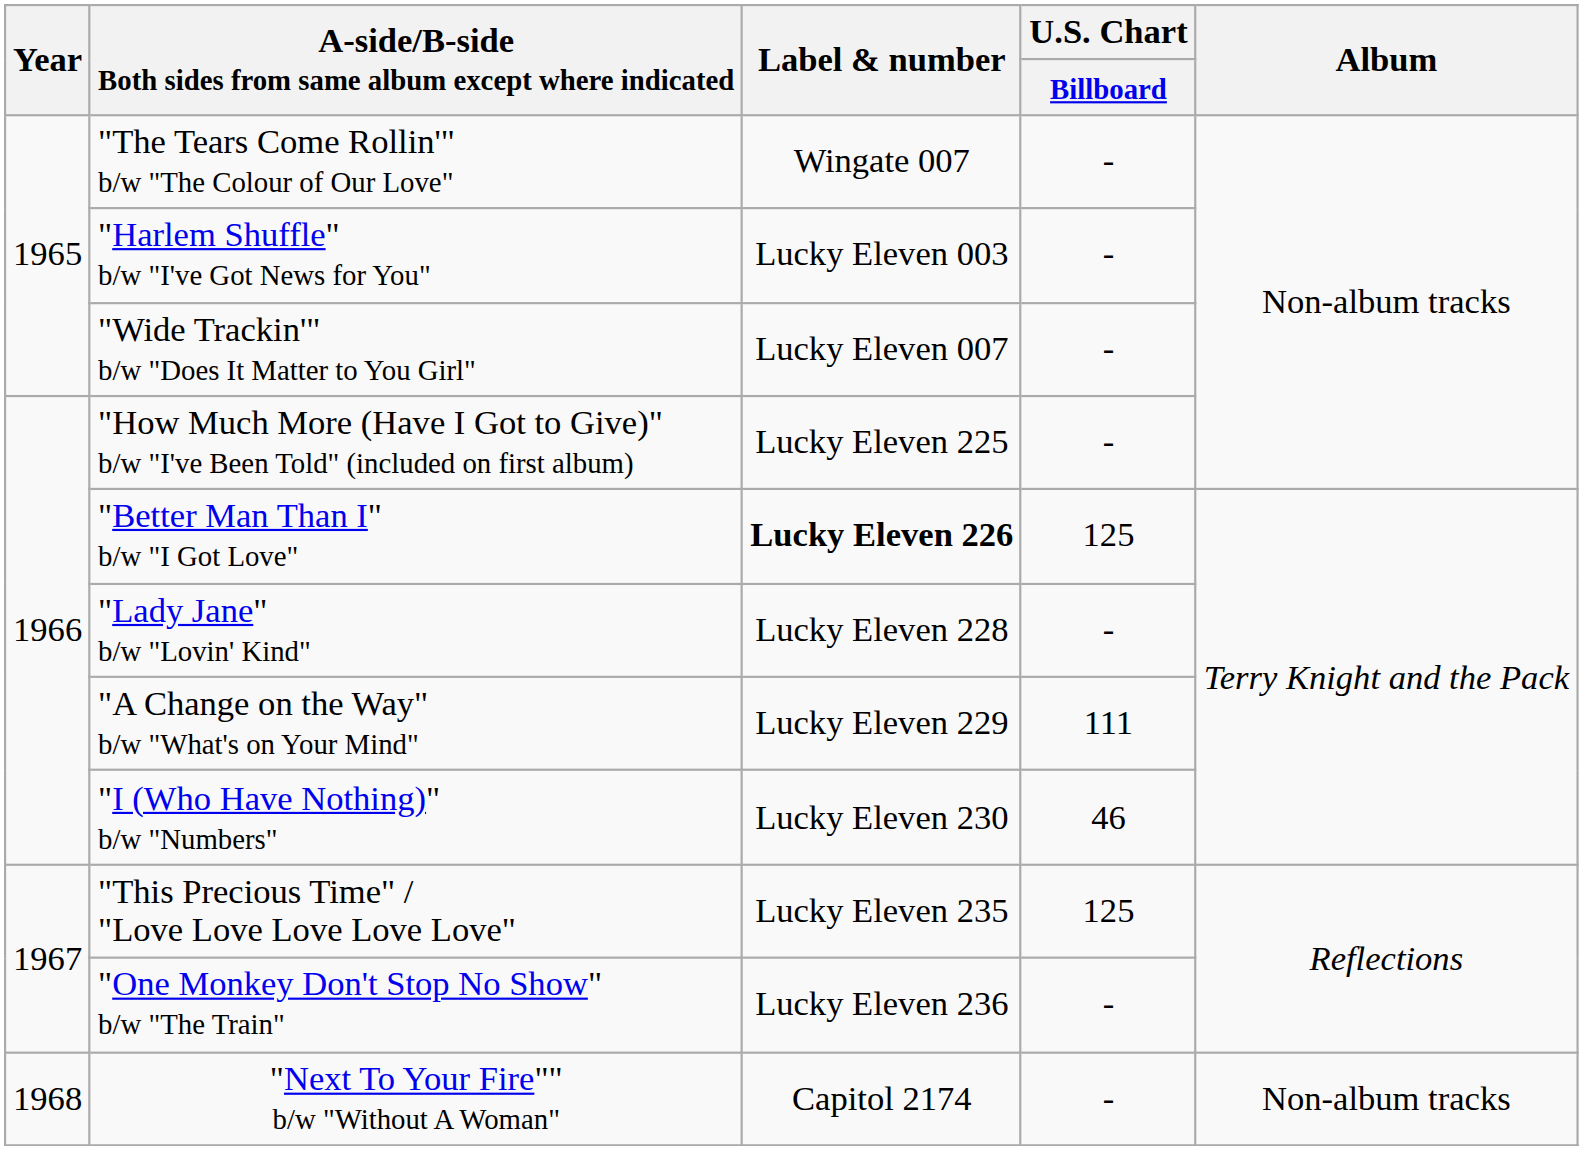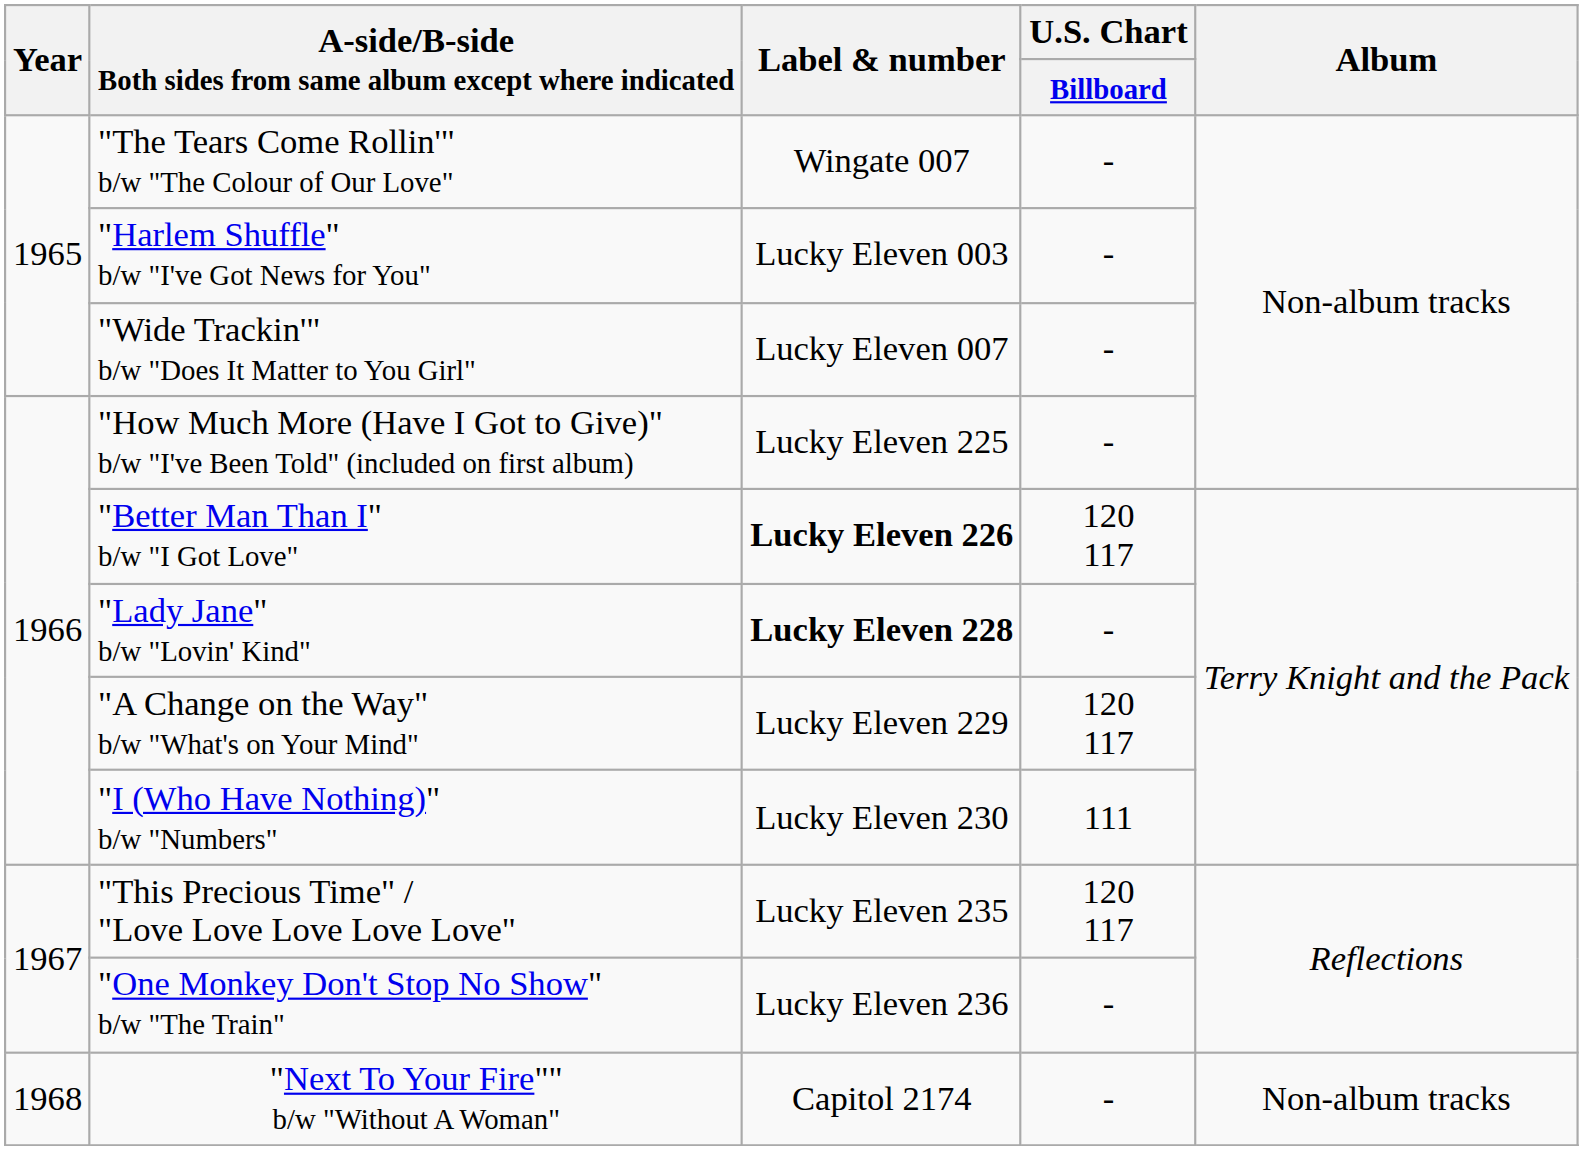(1109, 535) 125 -> (1109, 535) 120 117
(882, 629) normal -> (882, 629) bold
(1109, 723) 111 -> (1109, 723) 120 117
(1109, 816) 46 -> (1109, 816) 111
(1109, 910) 125 -> (1109, 910) 120 117
